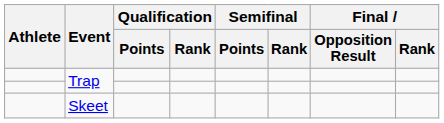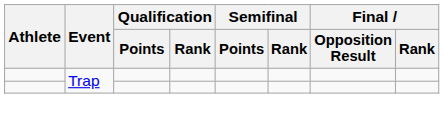- row: (35, 106)
